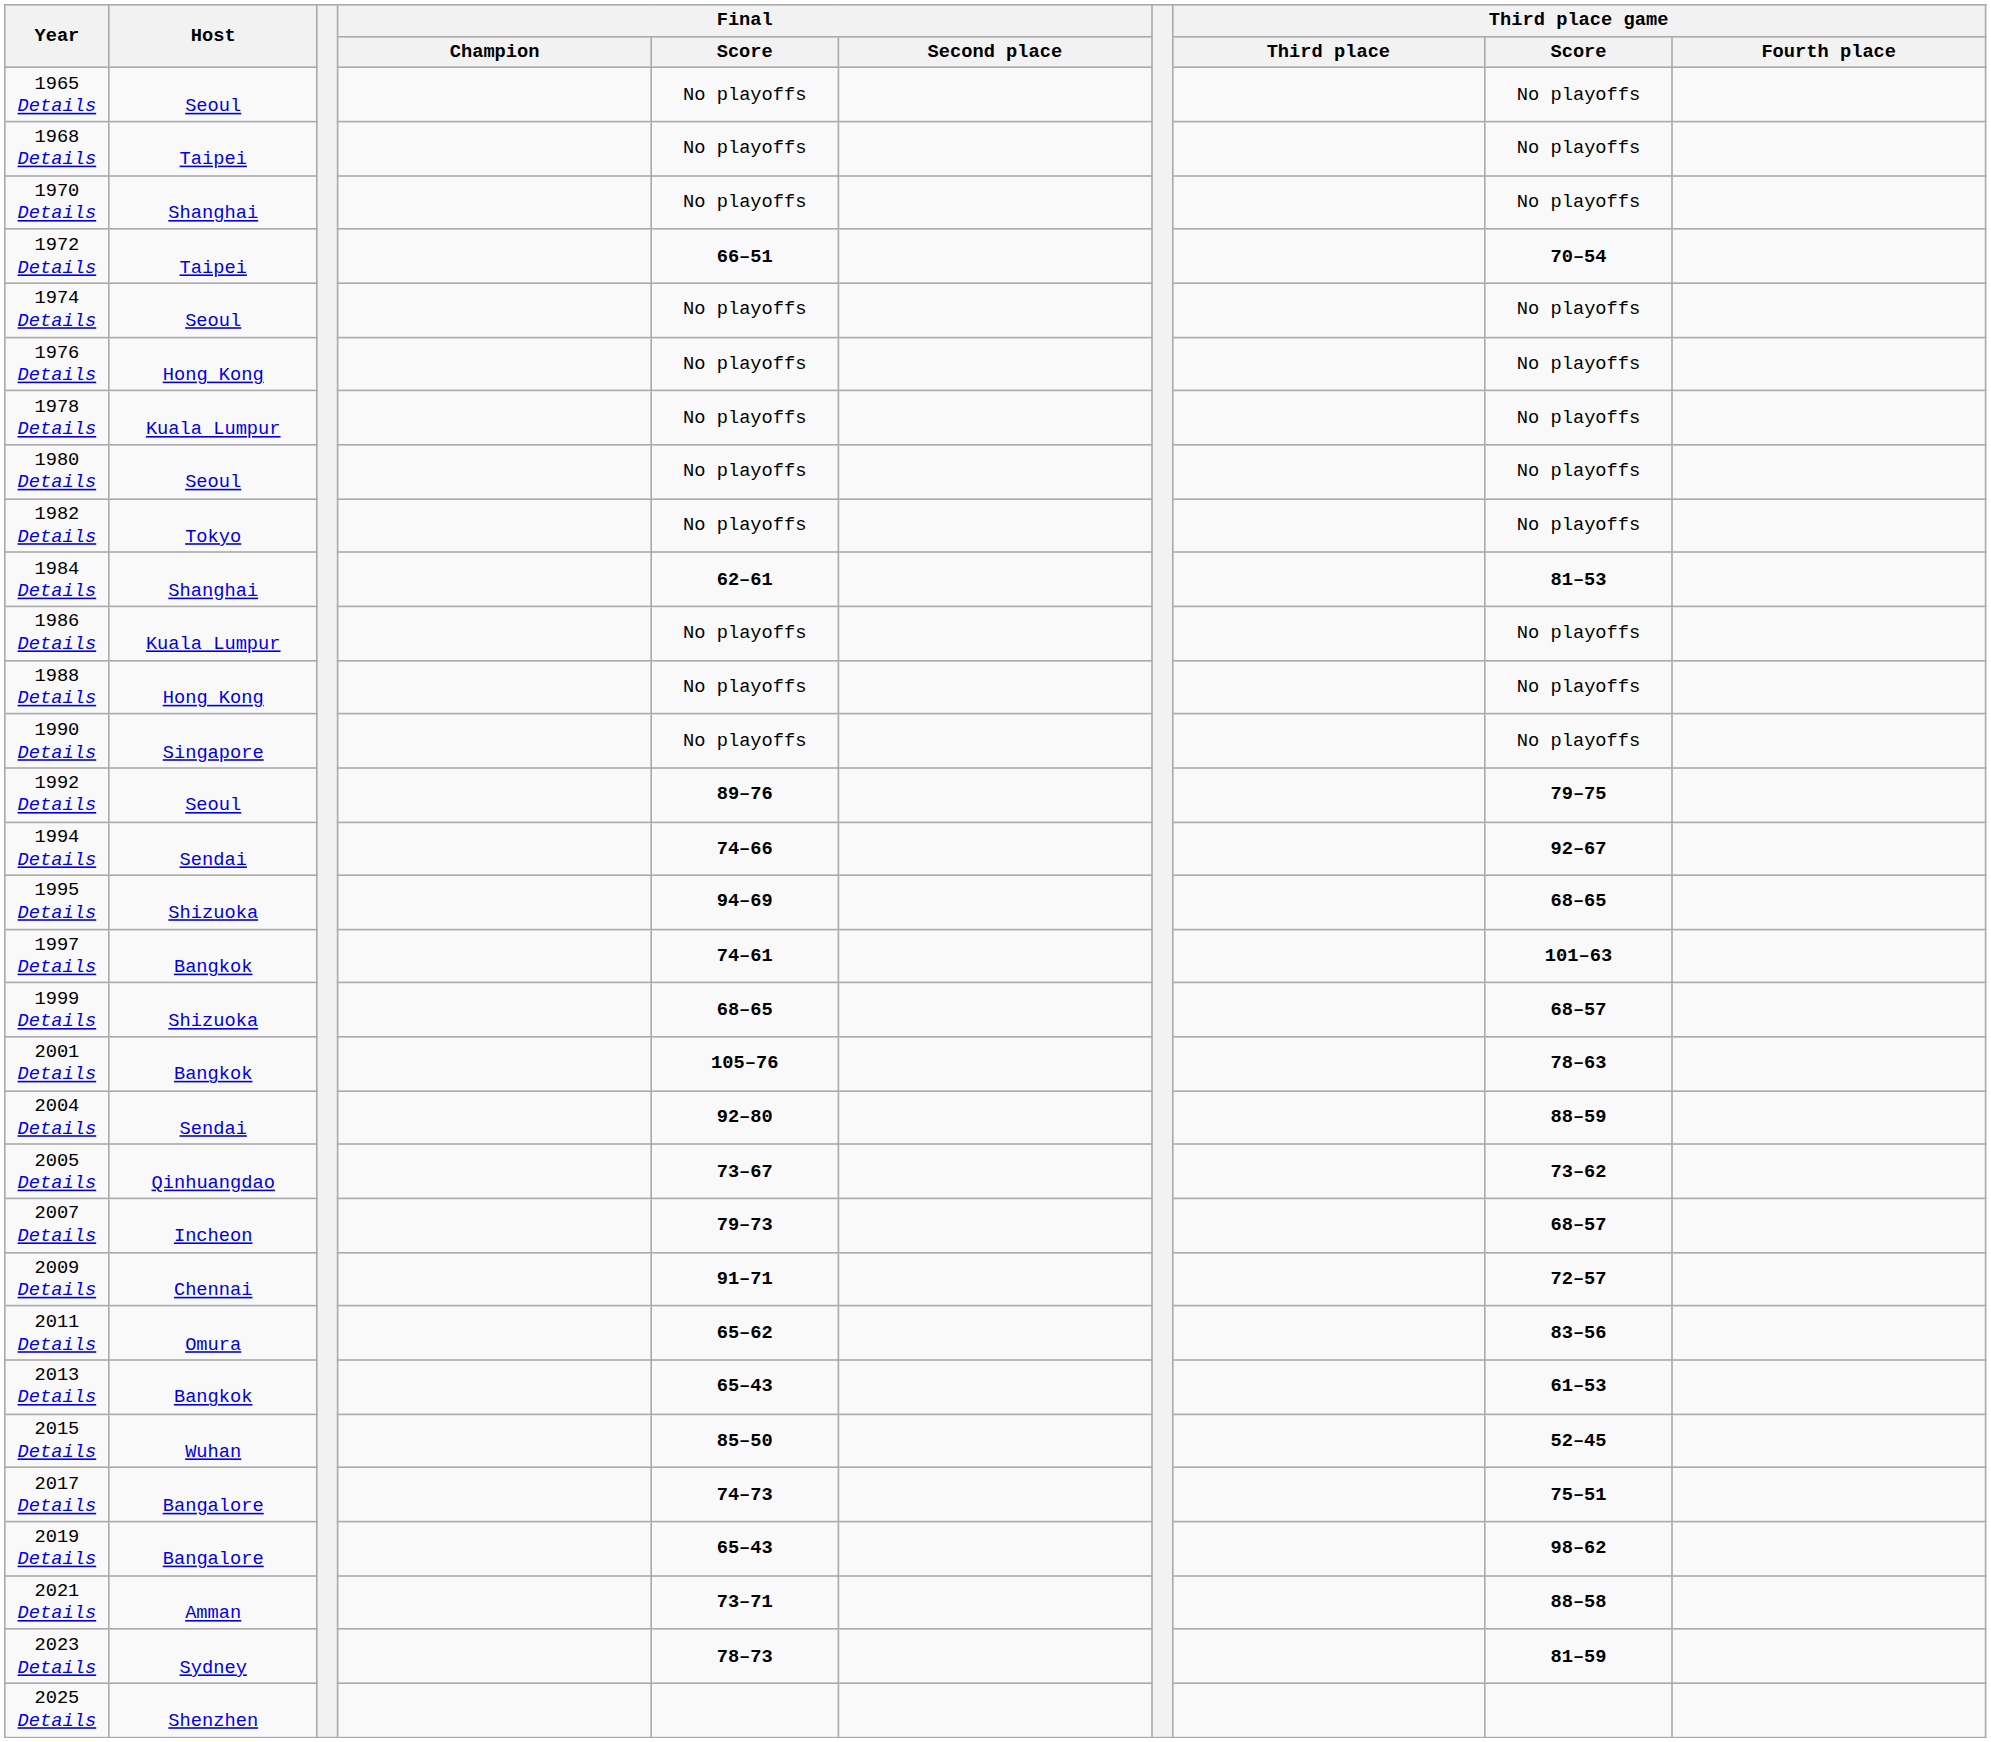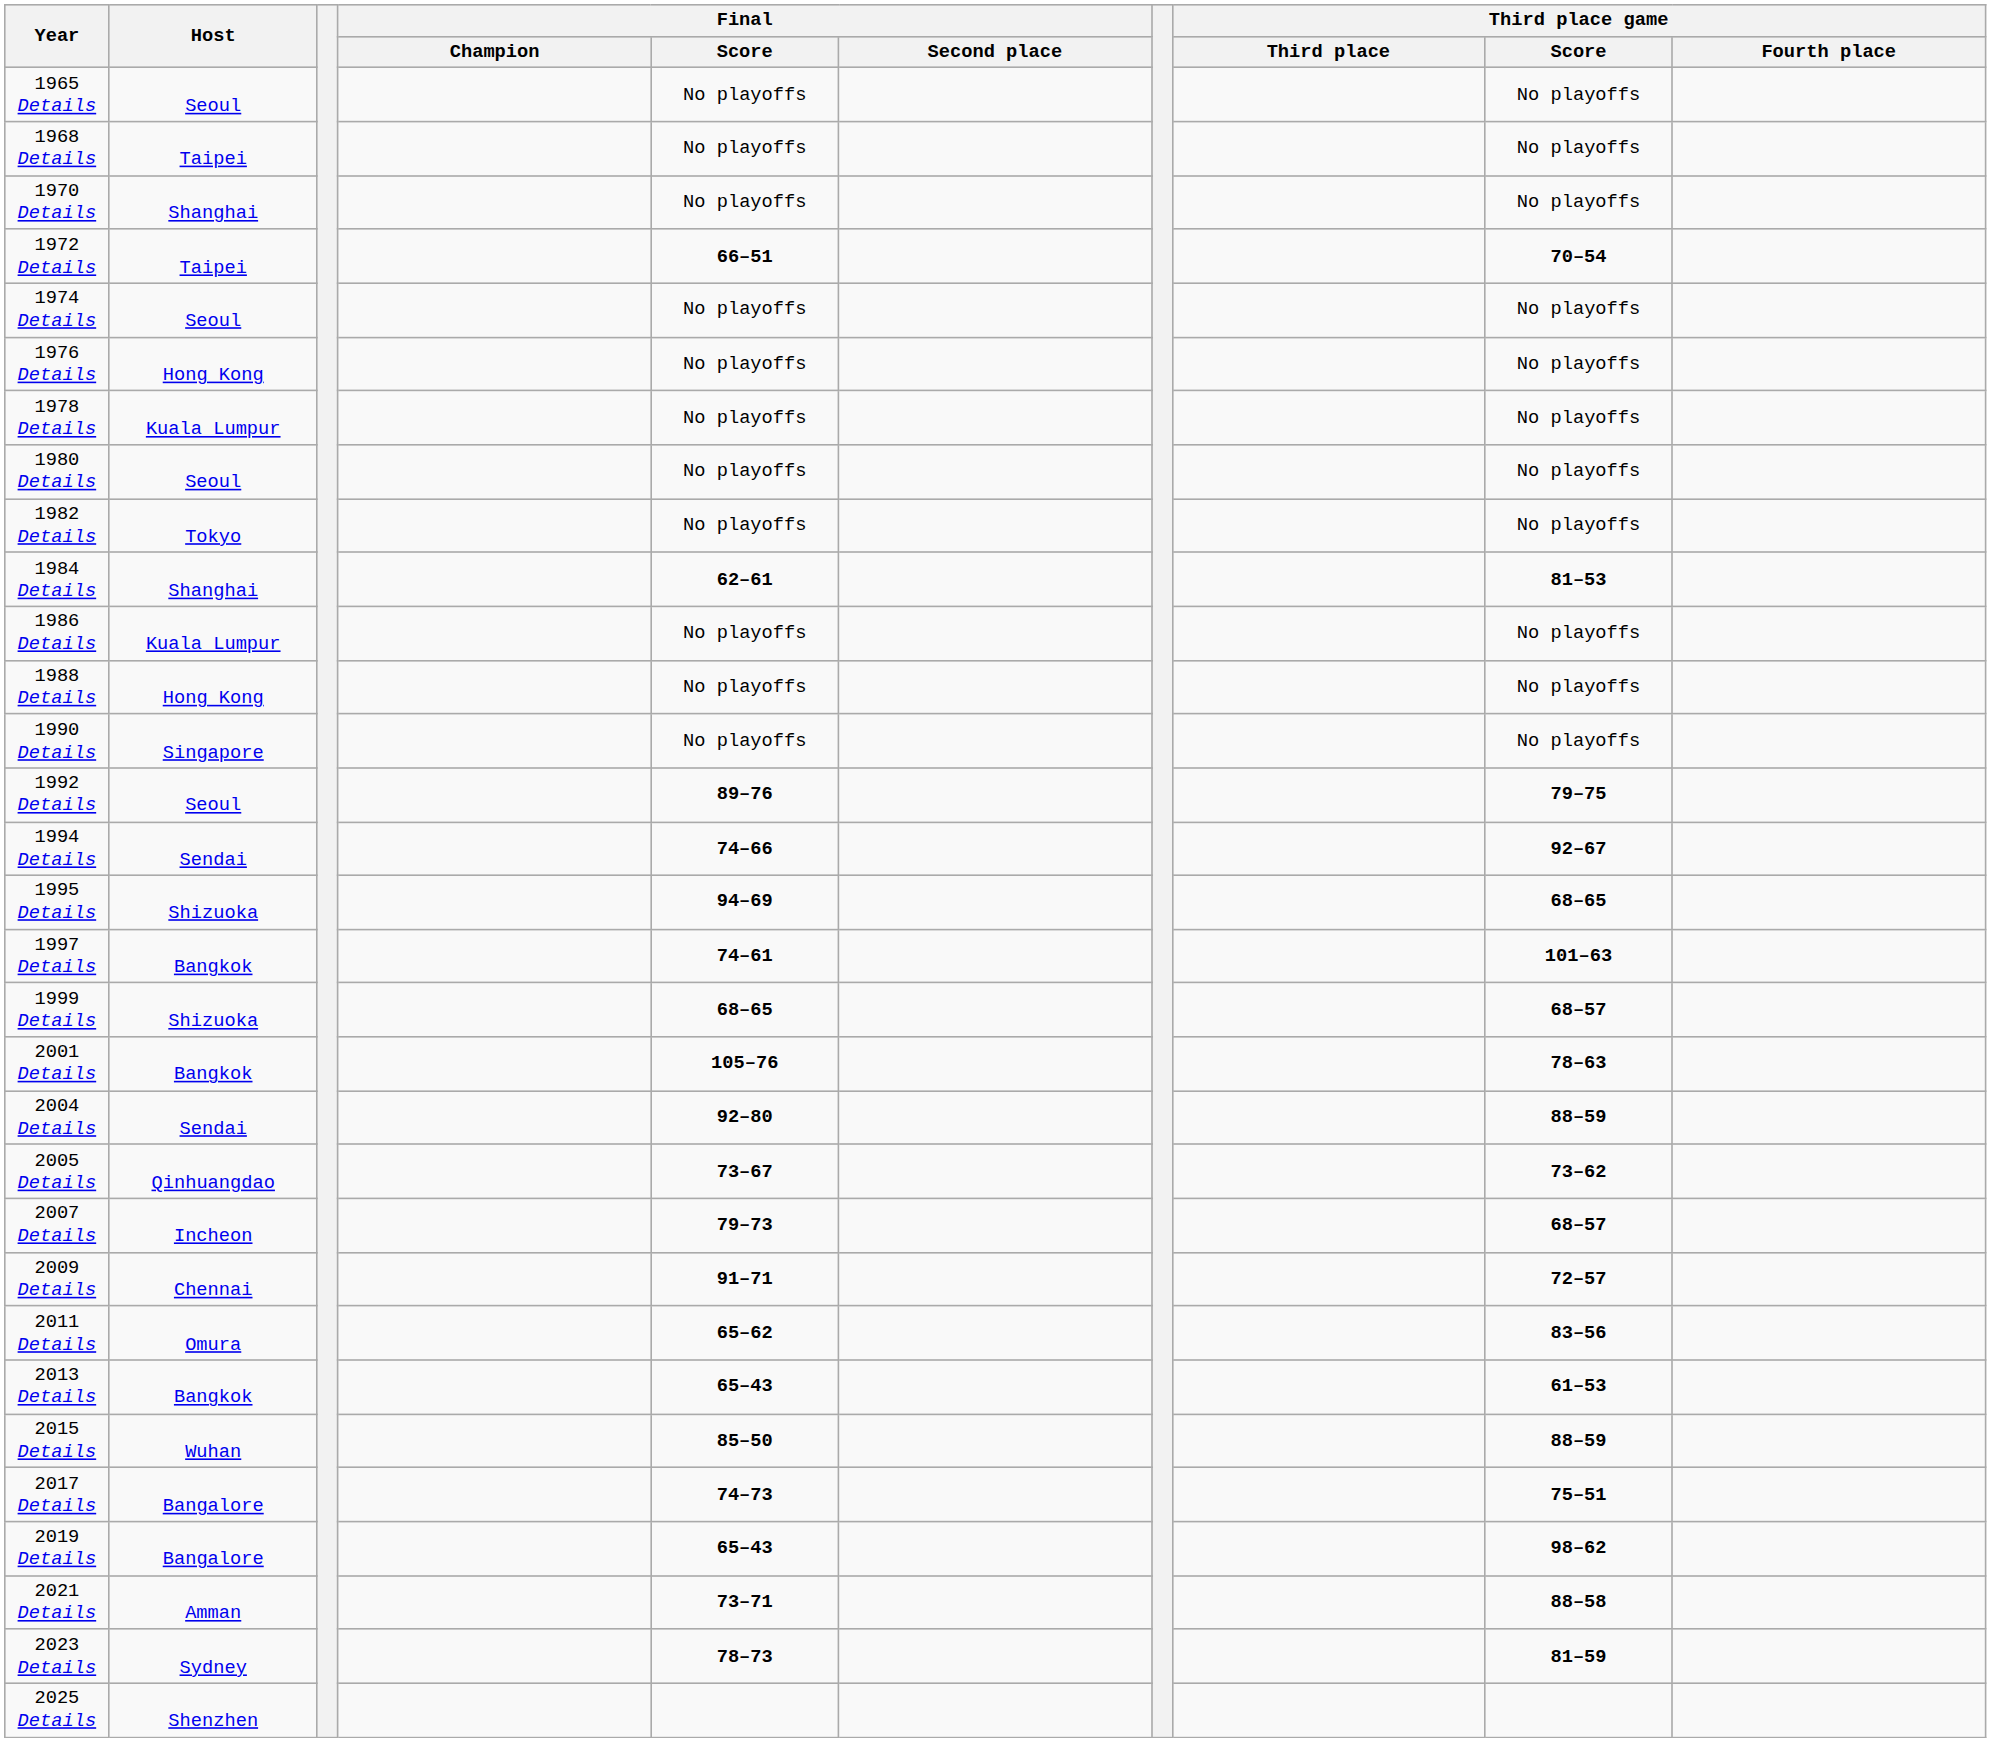(1579, 1441) 52–45 -> (1579, 1441) 88–59
